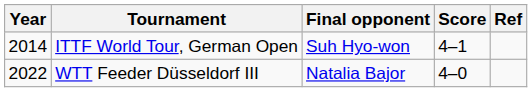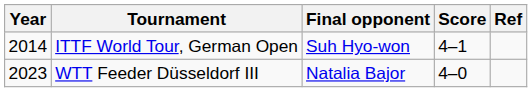(28, 73) 2022 -> (28, 73) 2023
